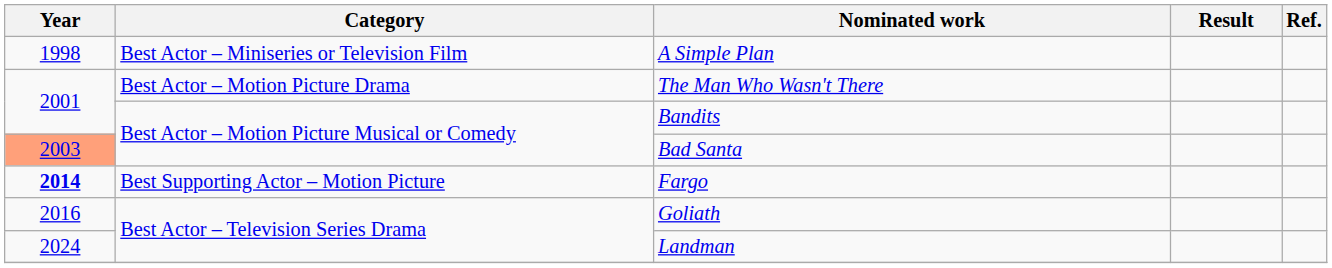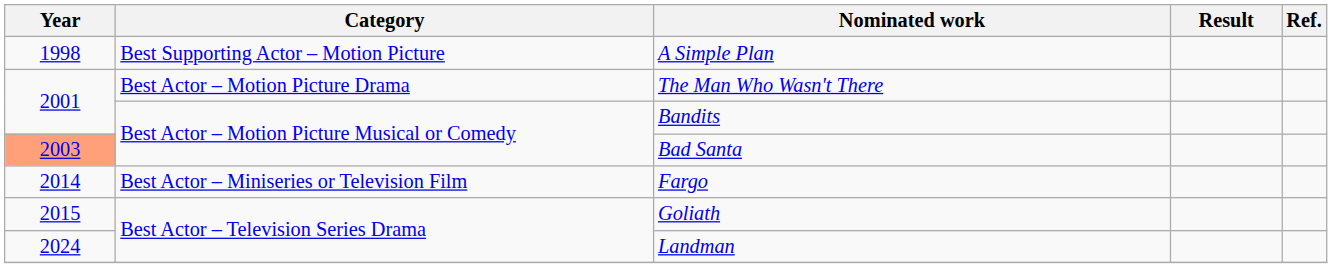(294, 52) Best Actor – Miniseries or Television Film -> (283, 52) Best Supporting Actor – Motion Picture
(60, 181) bold -> (60, 181) normal
(283, 181) Best Supporting Actor – Motion Picture -> (294, 181) Best Actor – Miniseries or Television Film
(60, 213) 2016 -> (60, 213) 2015
